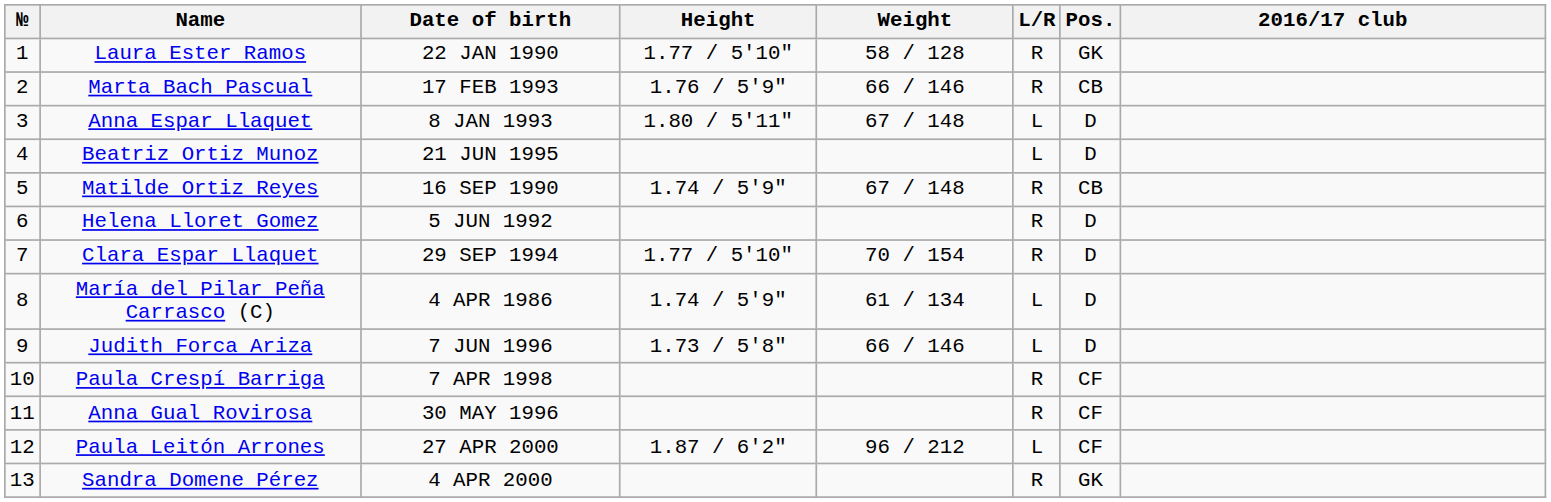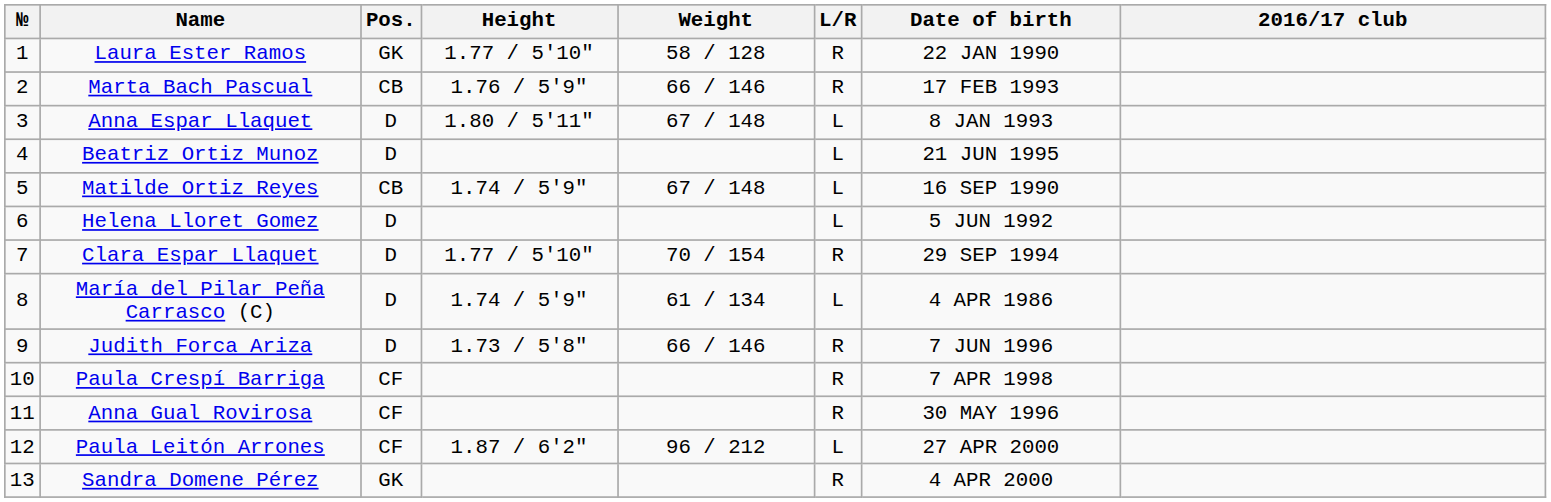columns swapped: (1090, 22) <-> (490, 22)
(1037, 189) R -> (838, 189) L
(1037, 223) R -> (838, 223) L
(1037, 347) L -> (838, 347) R
